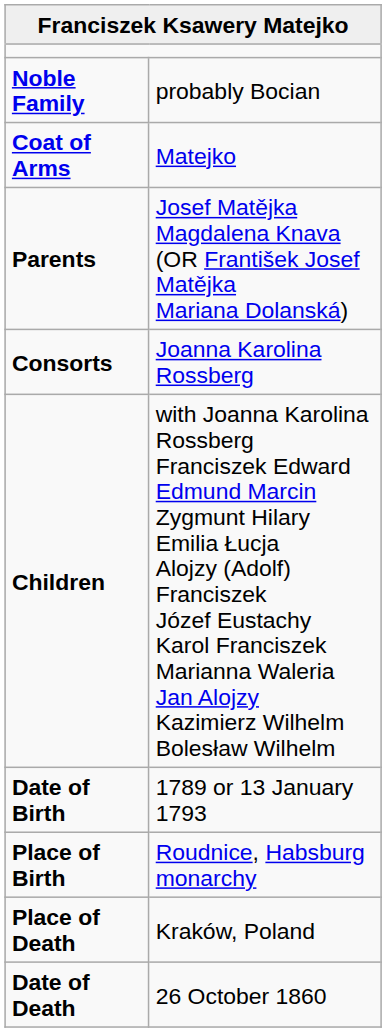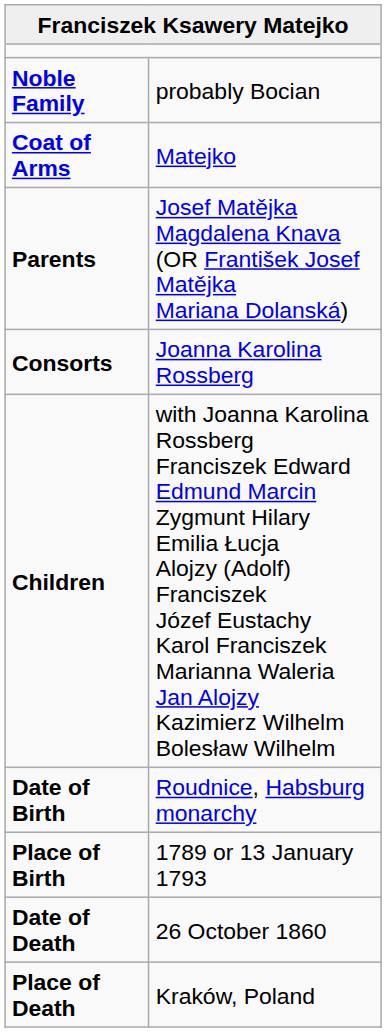(255, 800) 1789 or 13 January 1793 -> (260, 800) Roudnice, Habsburg monarchy
(260, 865) Roudnice, Habsburg monarchy -> (255, 865) 1789 or 13 January 1793
rows swapped: (51, 995) <-> (56, 930)
